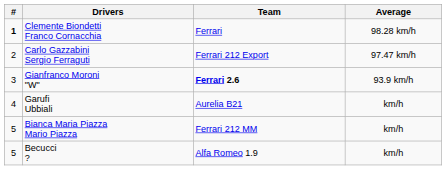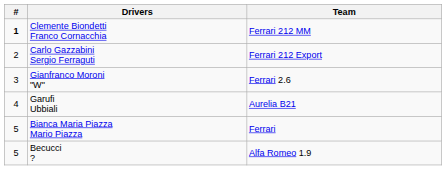- column: (393, 12)
(209, 31) Ferrari -> (280, 31) Ferrari 212 MM
(217, 80) bold -> (270, 80) normal
(226, 129) Ferrari 212 MM -> (262, 129) Ferrari
